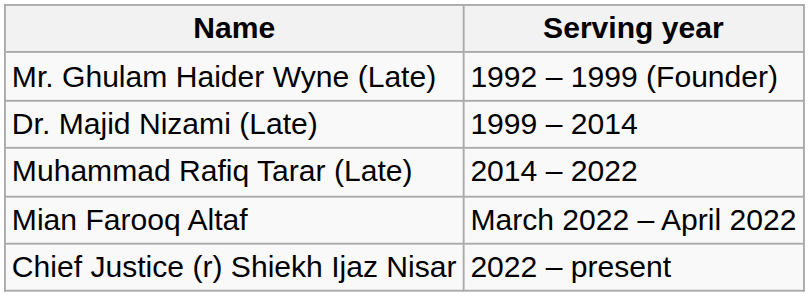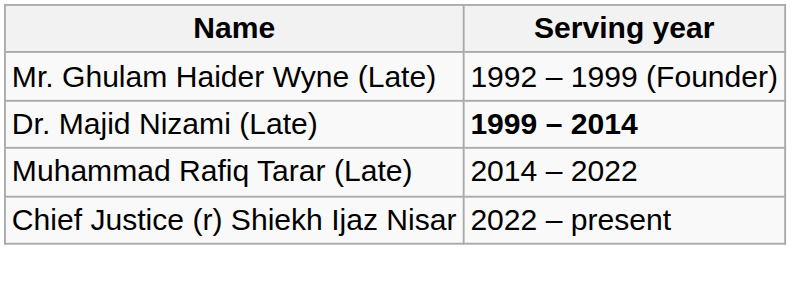(554, 123) normal -> (554, 123) bold
- row: (130, 219)
